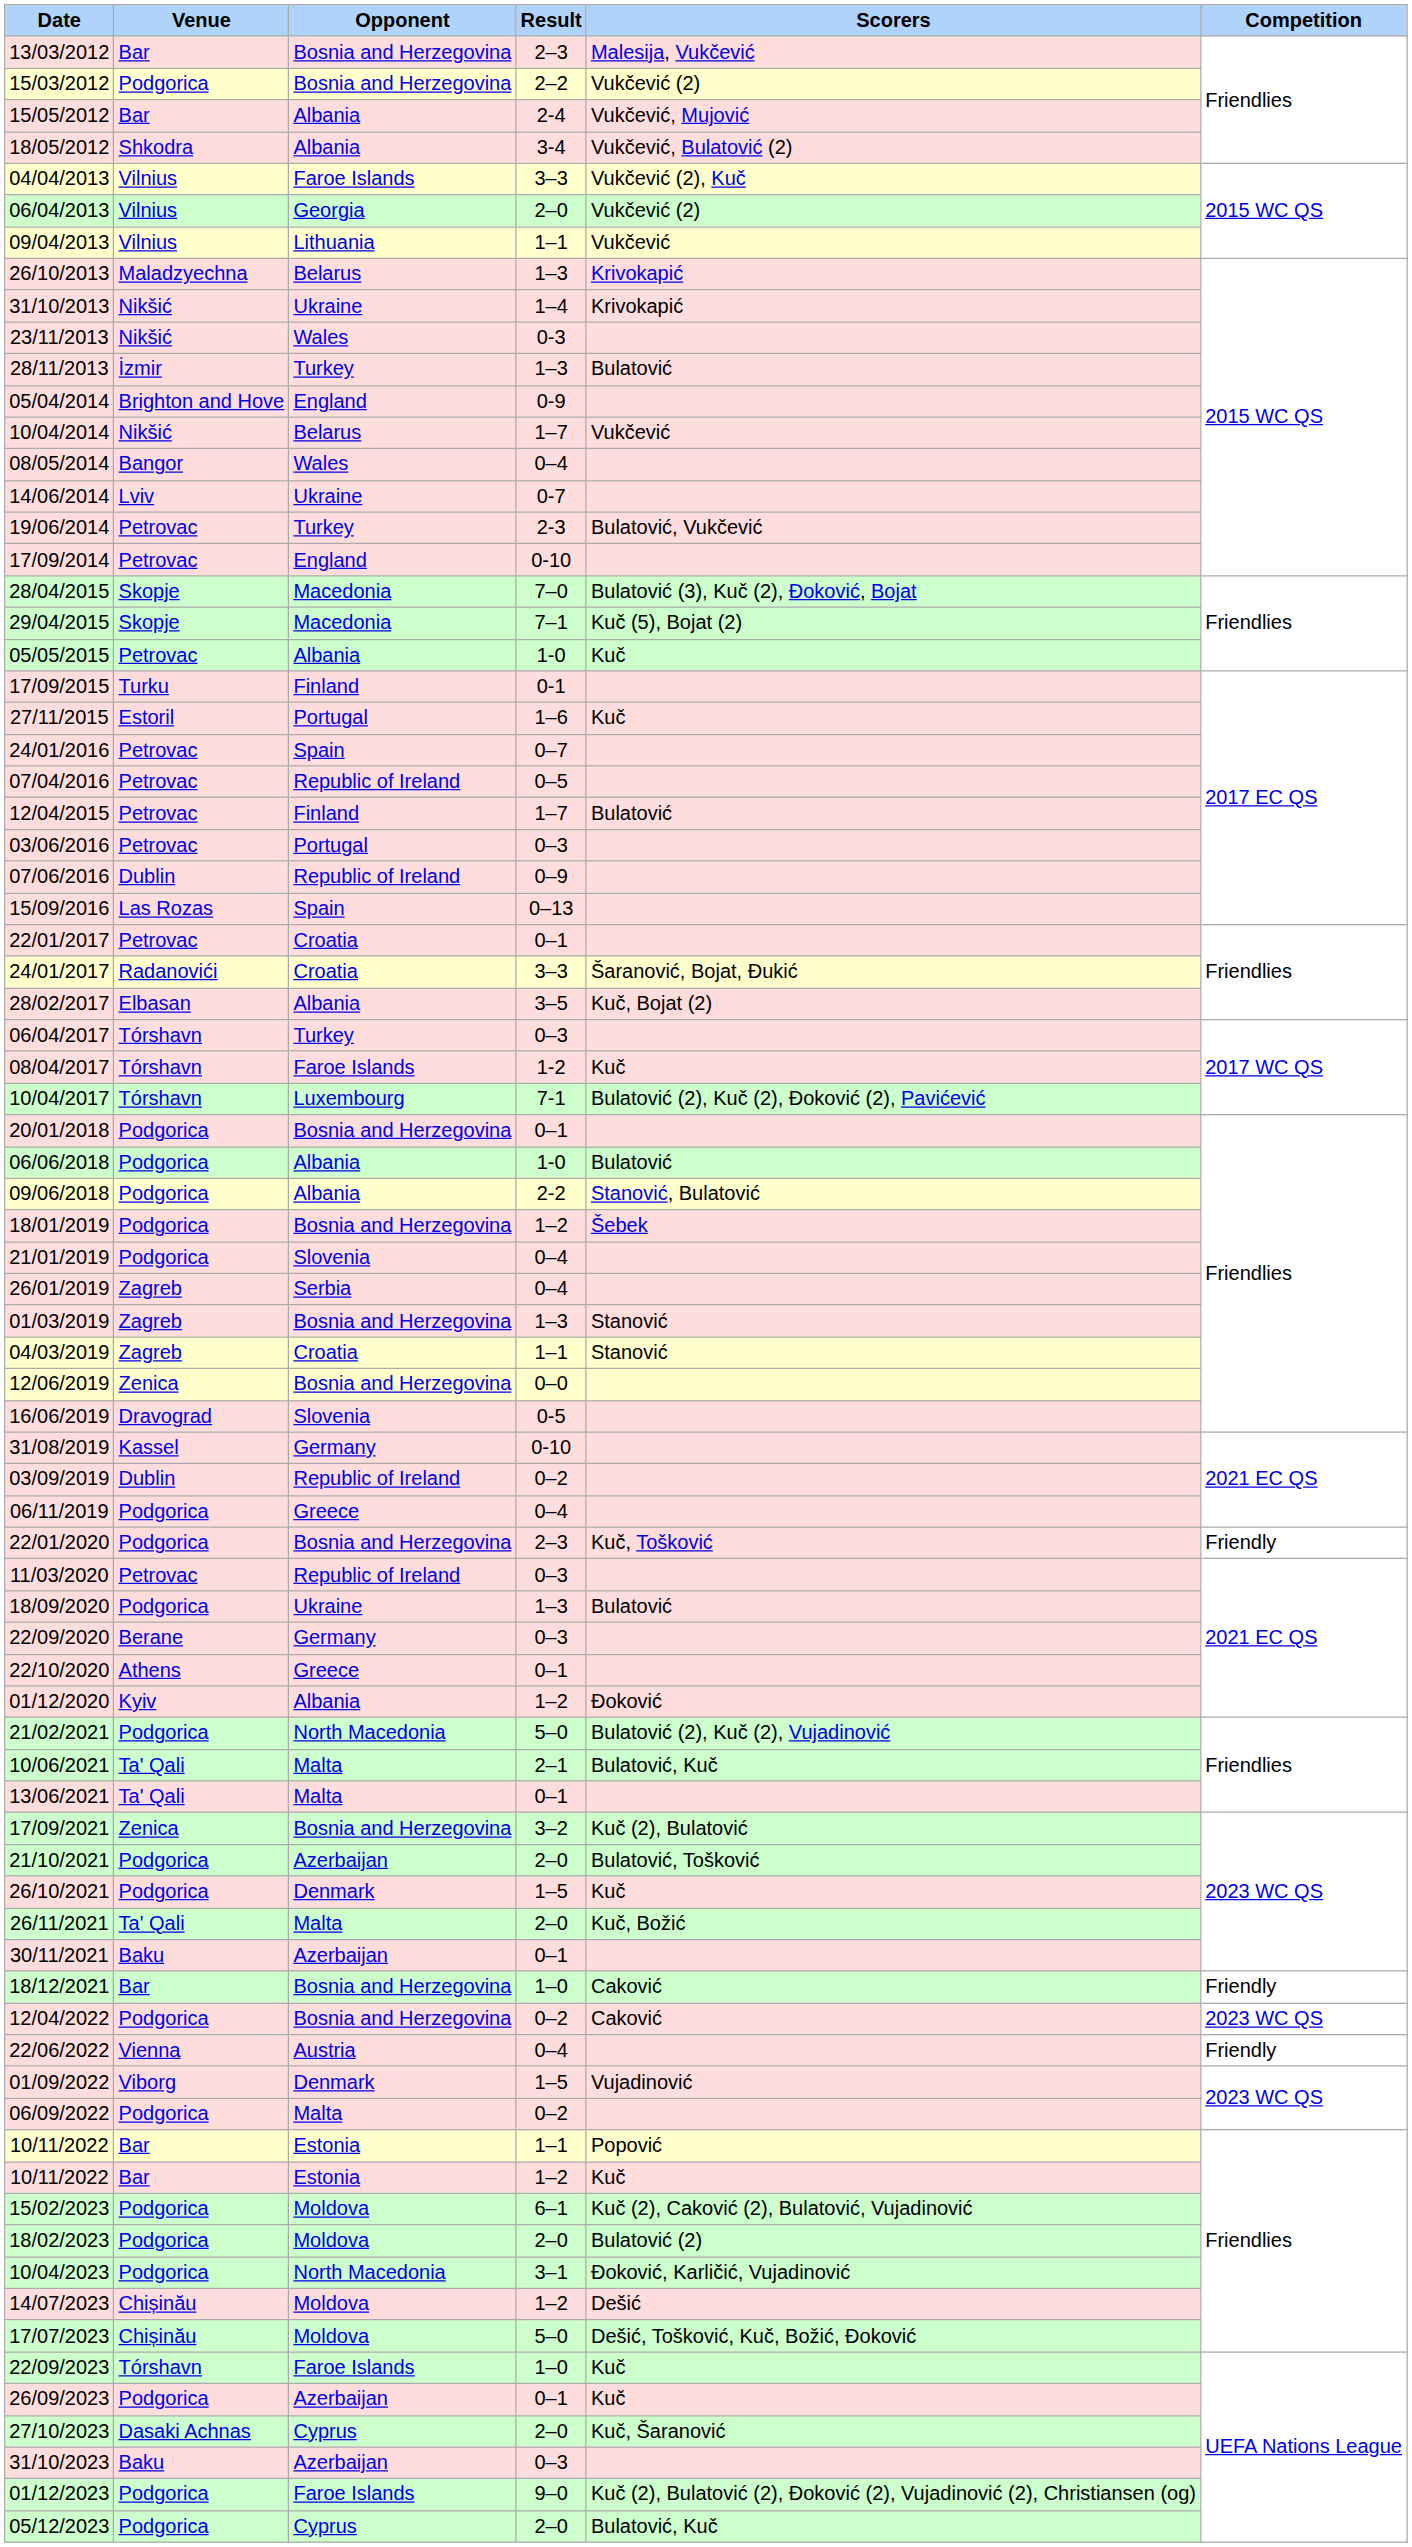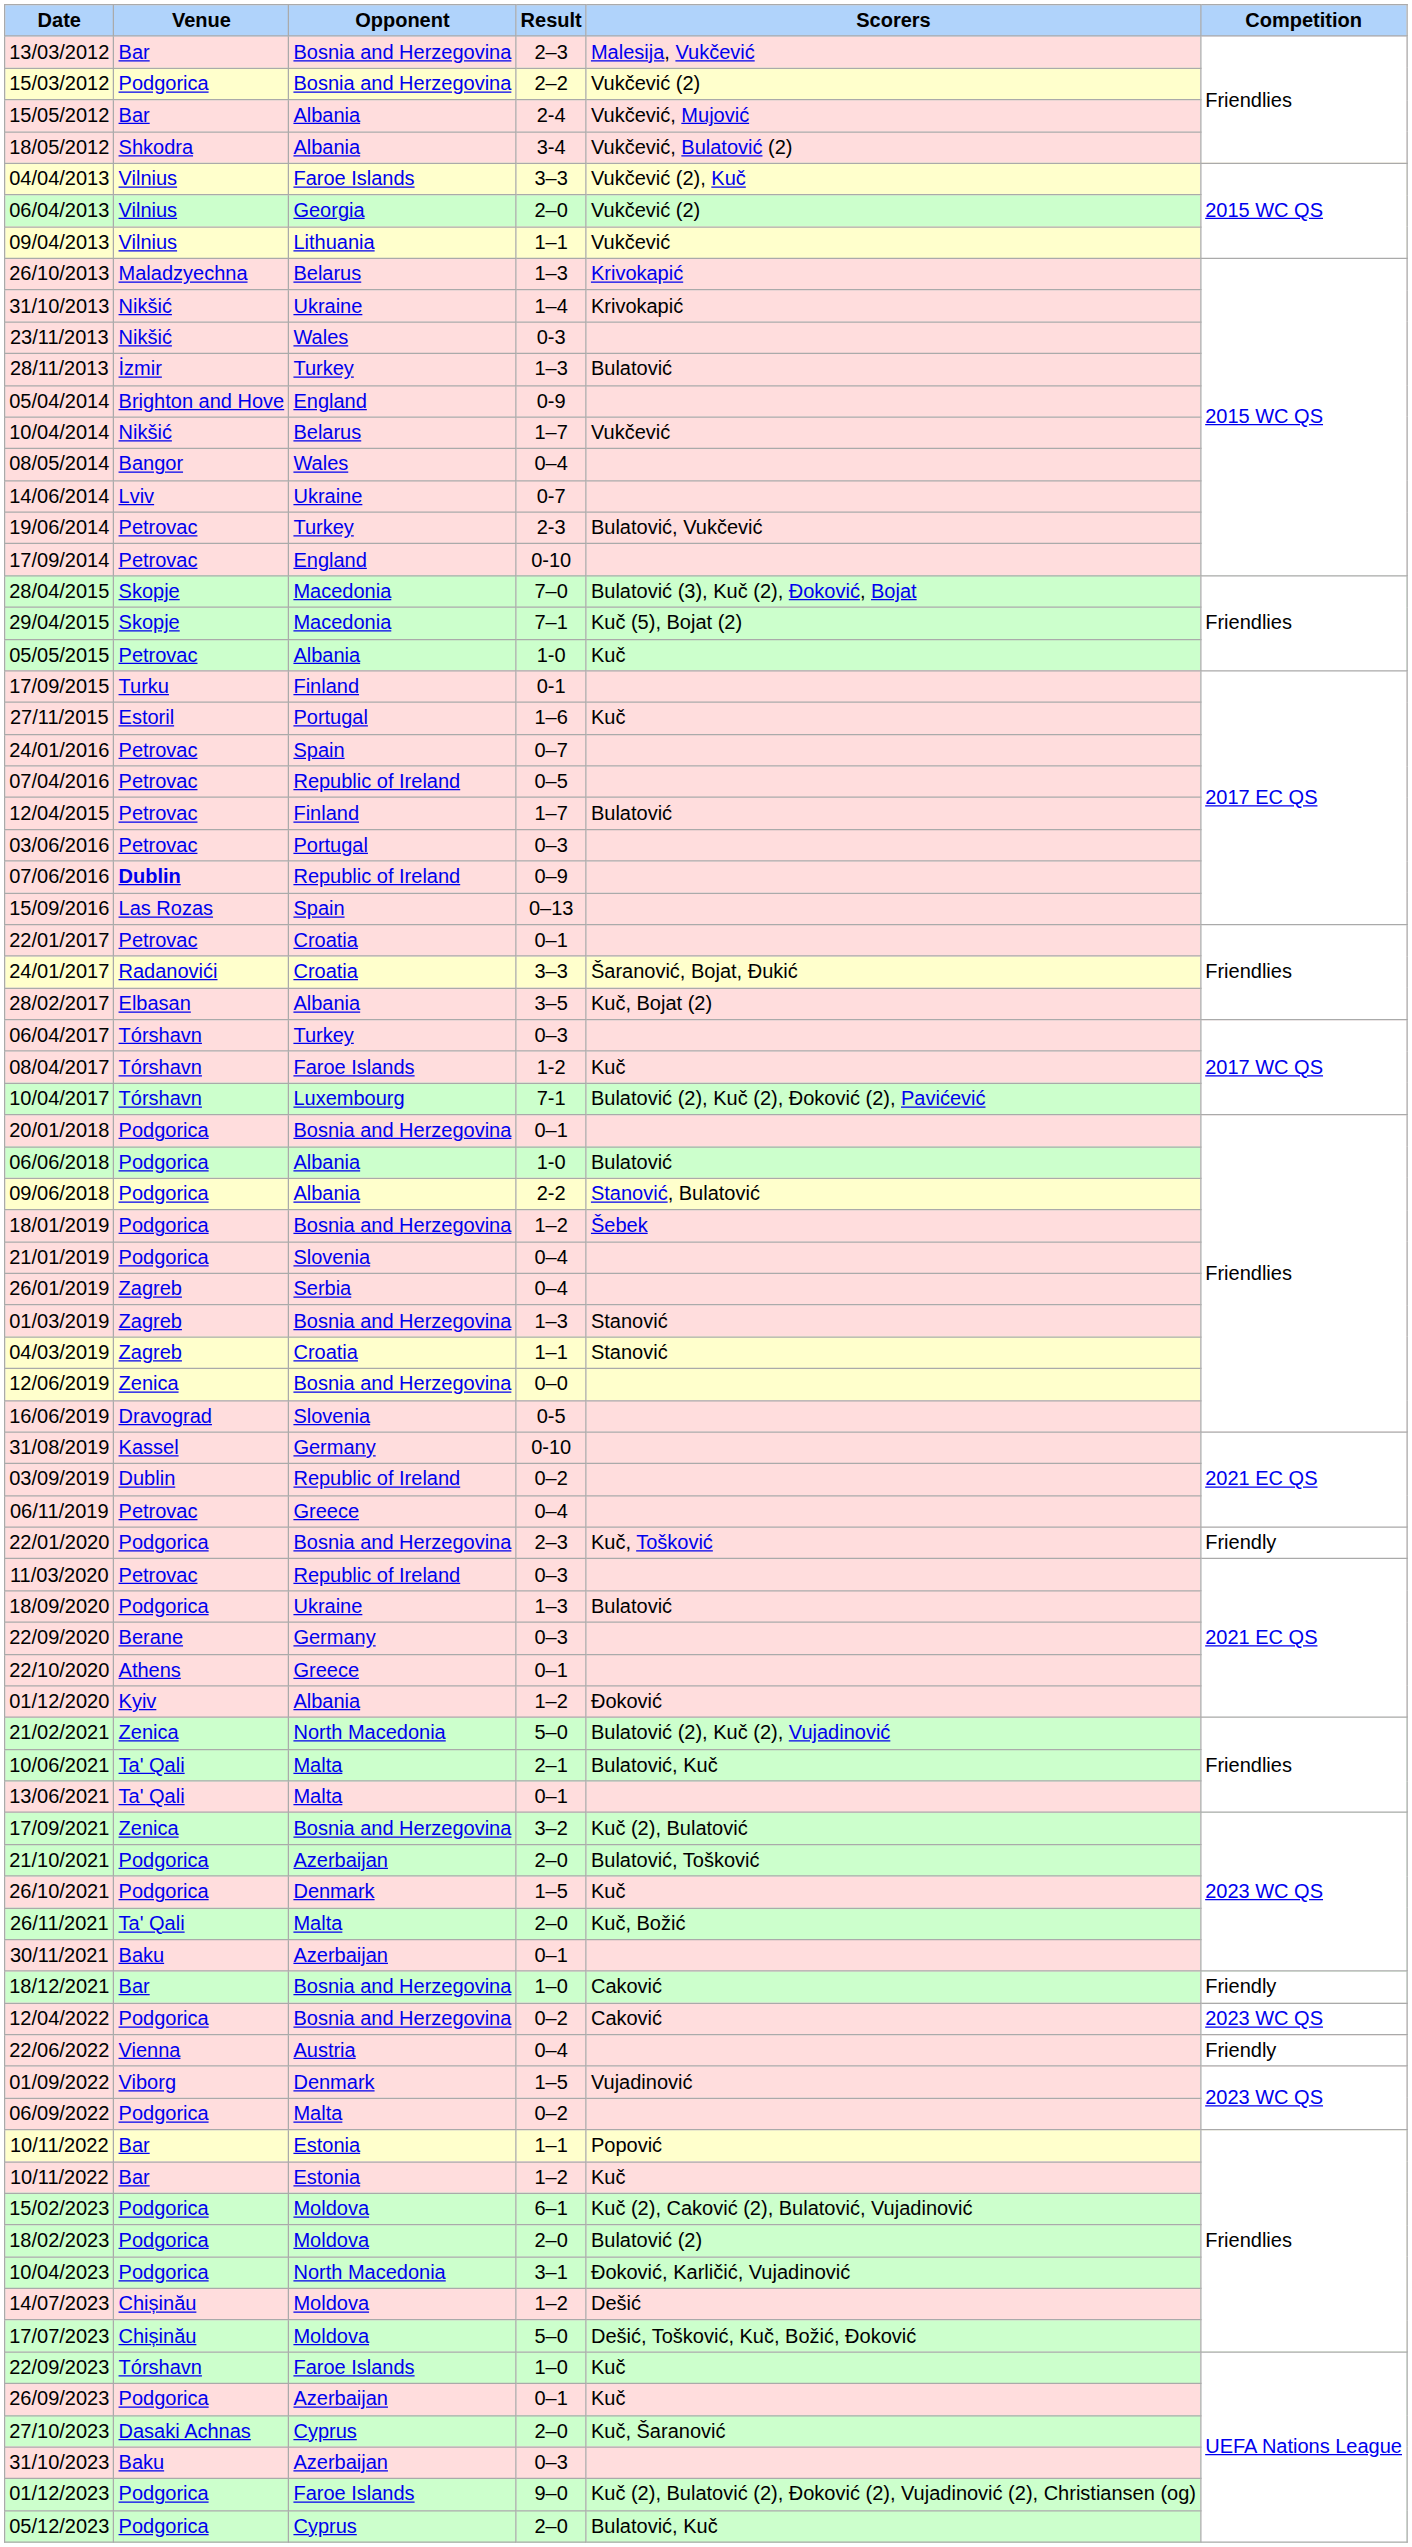(147, 876) normal -> (150, 876) bold
(164, 1511) Podgorica -> (158, 1511) Petrovac
(164, 1733) Podgorica -> (149, 1733) Zenica
